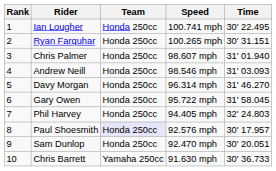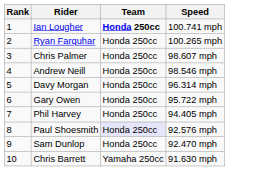- column: (248, 12)
(130, 27) normal -> (131, 27) bold
